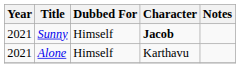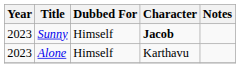(20, 33) 2021 -> (20, 33) 2023
(20, 53) 2021 -> (20, 53) 2023
